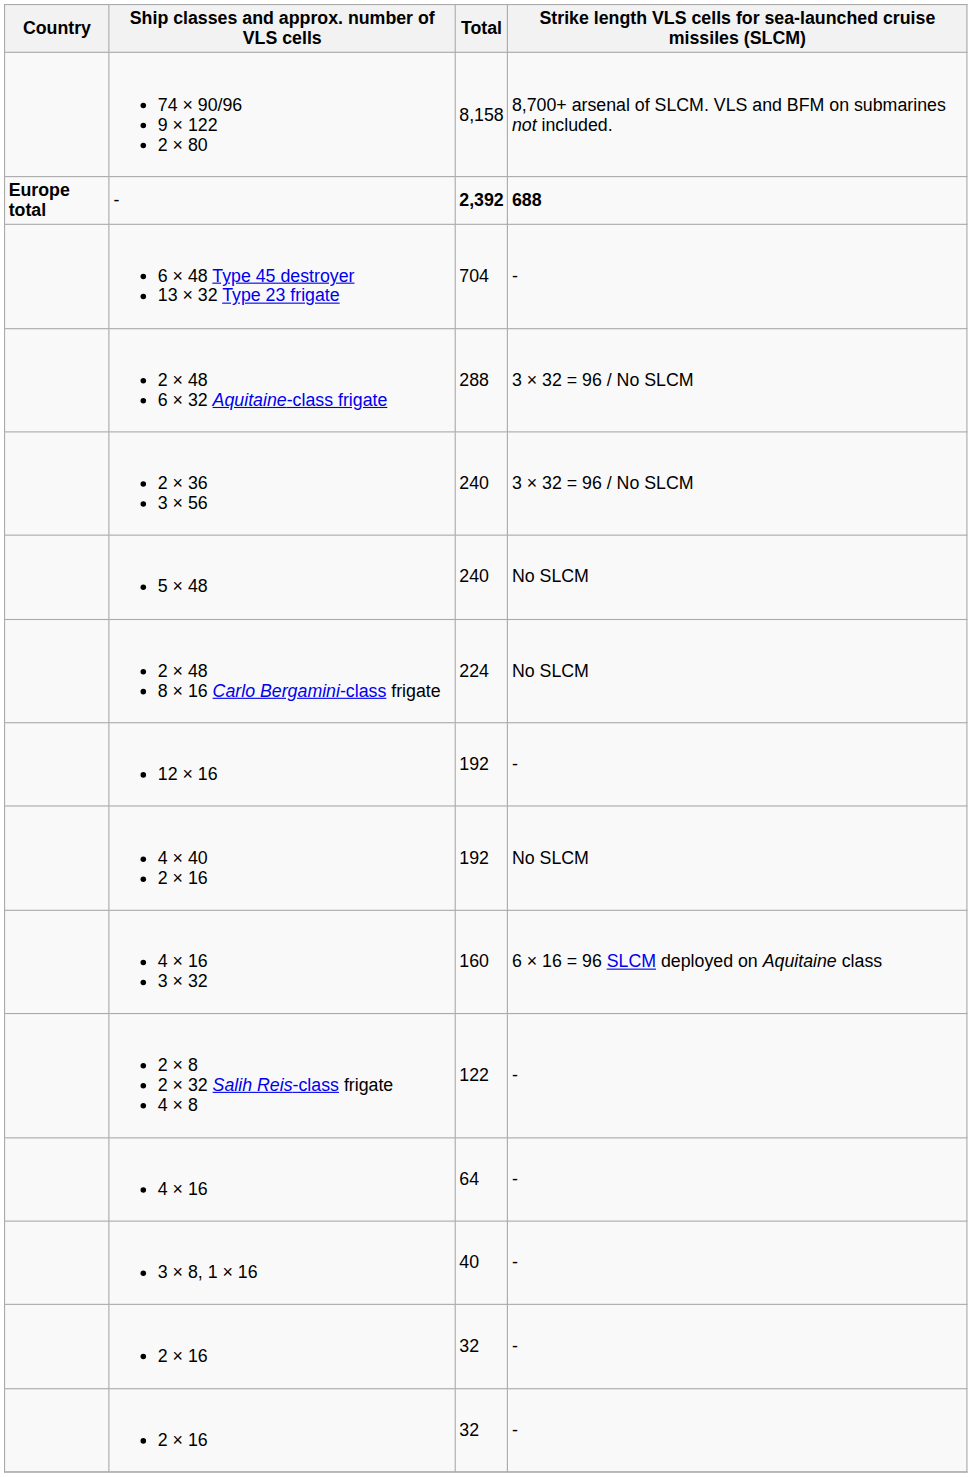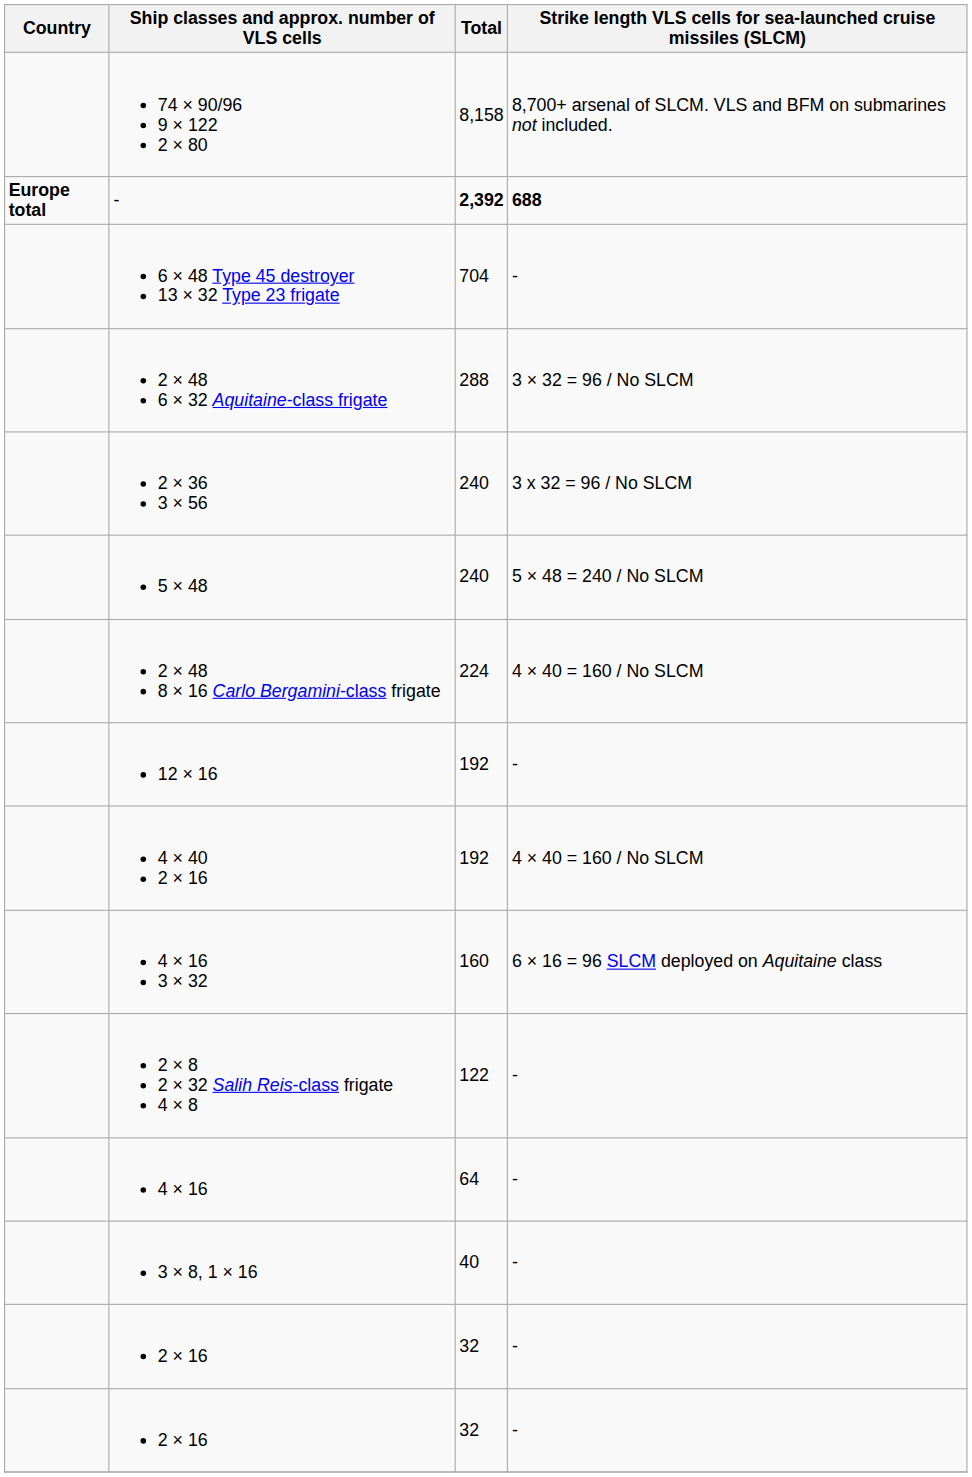(603, 483) 3 × 32 = 96 / No SLCM -> (602, 483) 3 x 32 = 96 / No SLCM
(550, 577) No SLCM -> (608, 577) 5 × 48 = 240 / No SLCM
(550, 670) No SLCM -> (608, 670) 4 × 40 = 160 / No SLCM
(550, 858) No SLCM -> (608, 858) 4 × 40 = 160 / No SLCM
